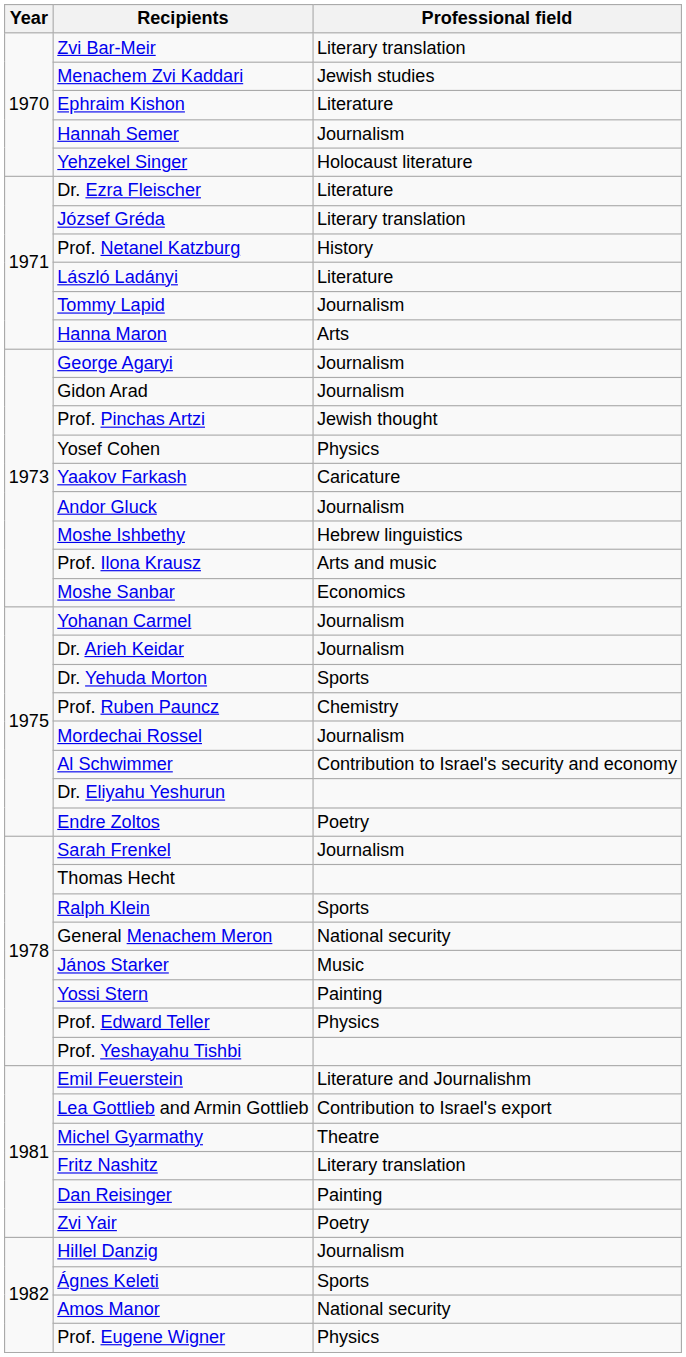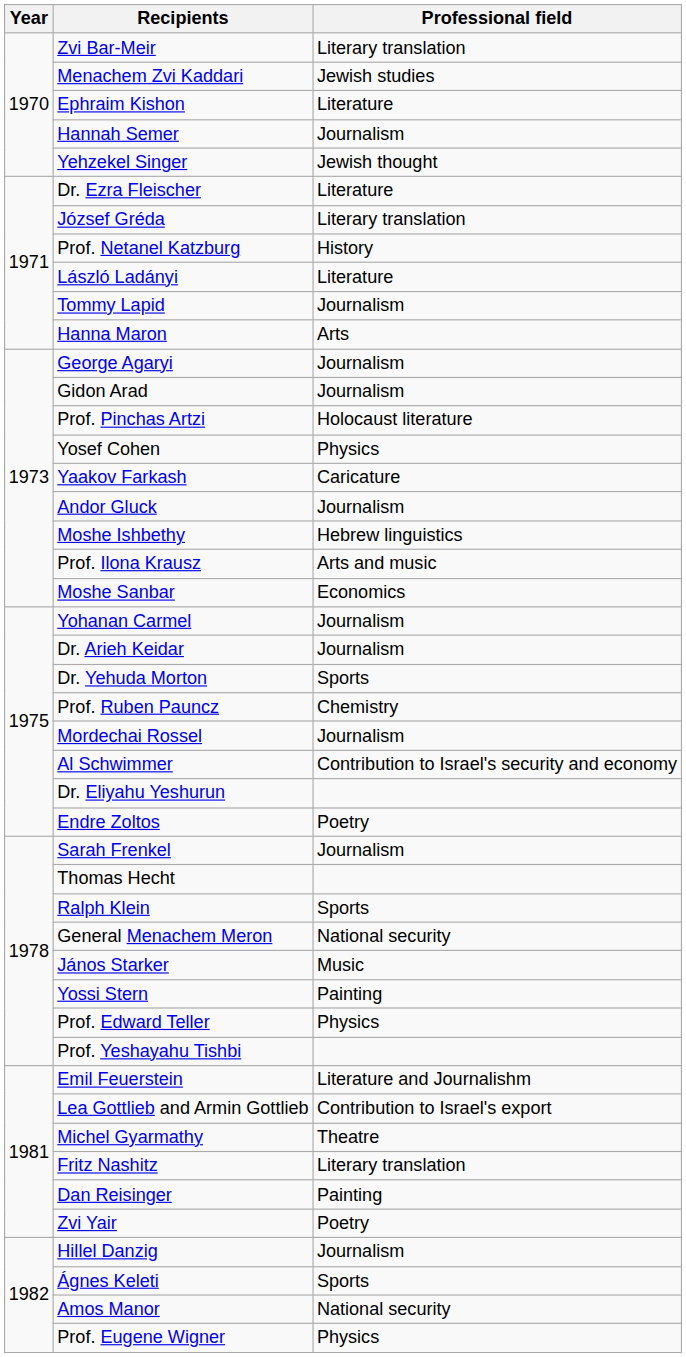(395, 162) Holocaust literature -> (377, 162) Jewish thought
(377, 420) Jewish thought -> (395, 420) Holocaust literature
